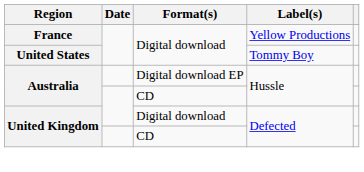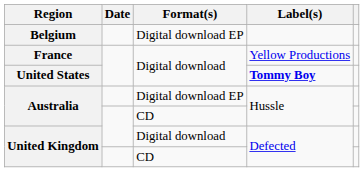+ row: (53, 34)
(282, 55) normal -> (282, 75) bold
